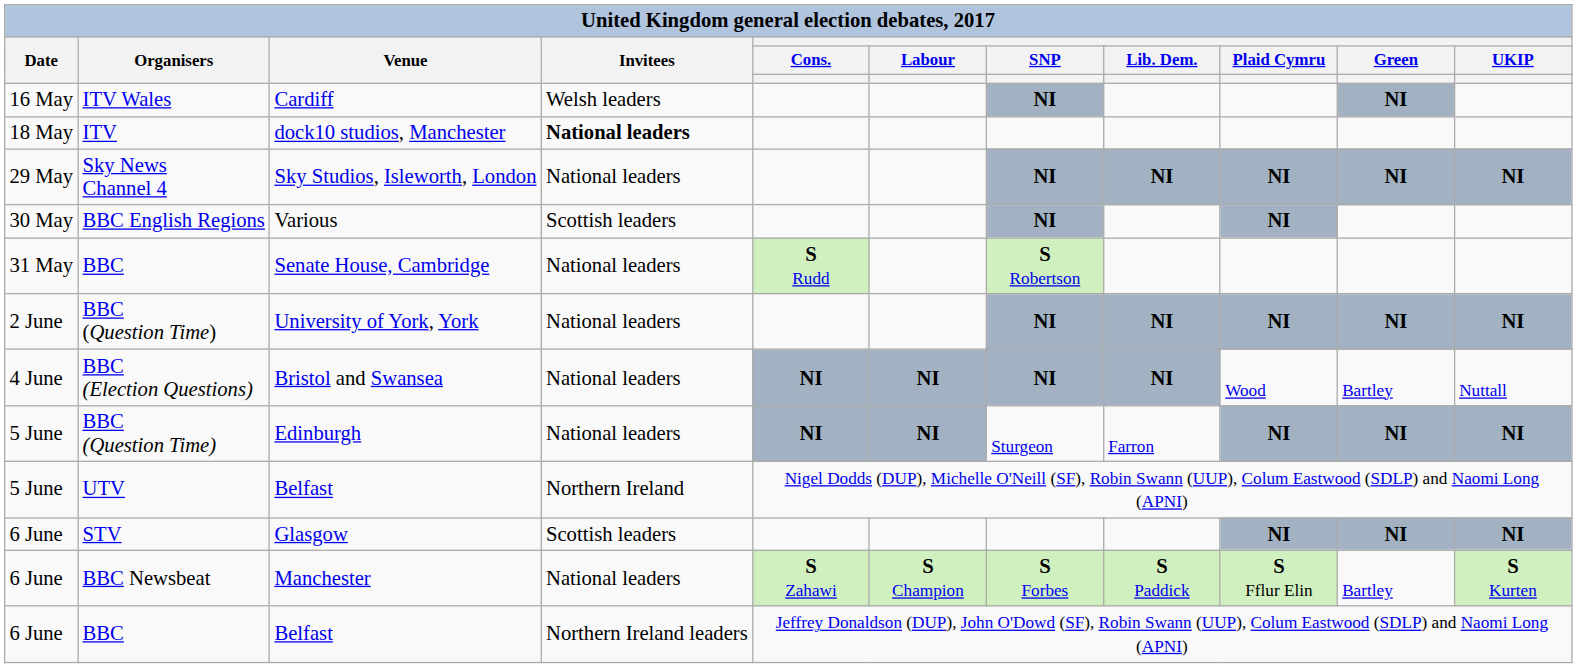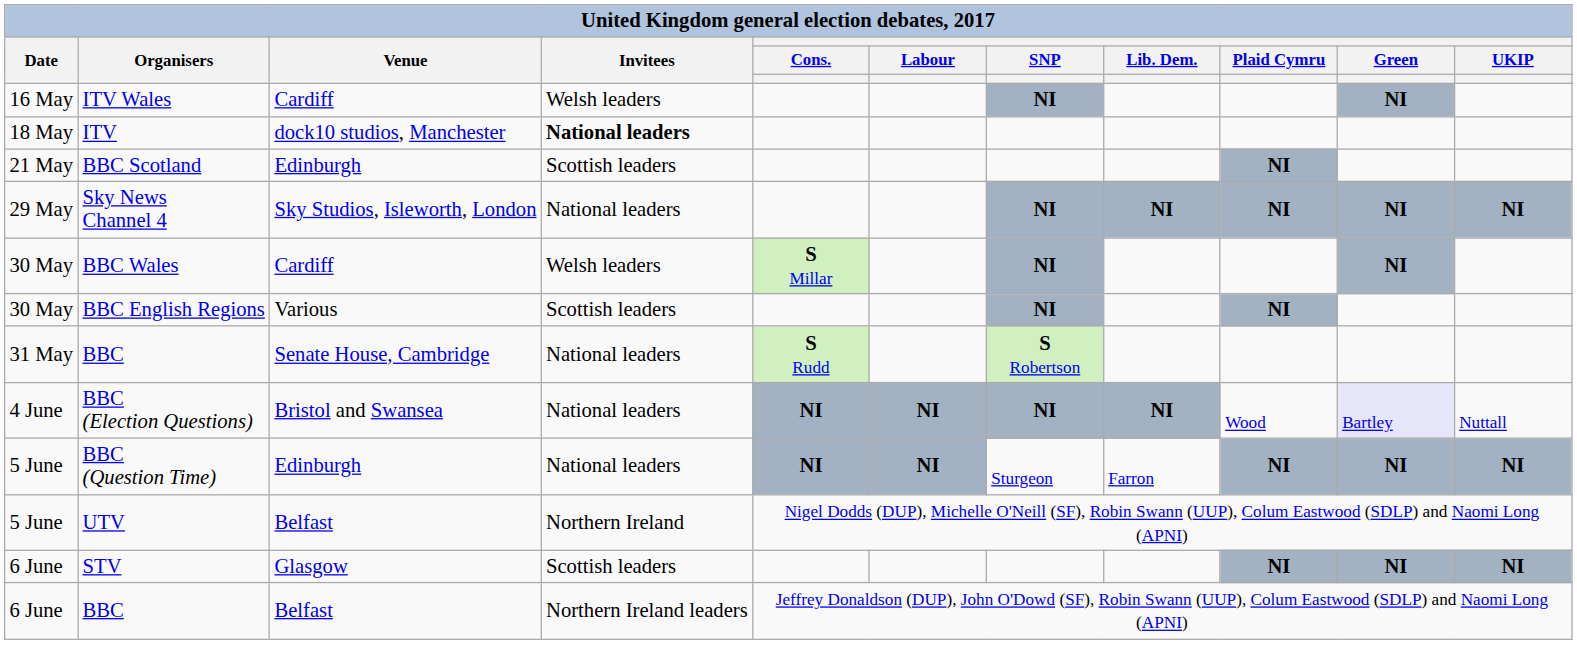+ row: (142, 165)
+ row: (131, 265)
- row: (149, 321)
(1367, 390) no background -> (1367, 423) lavender background
- row: (146, 577)
